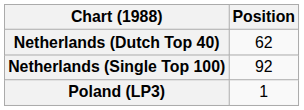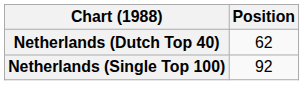- row: (117, 92)
